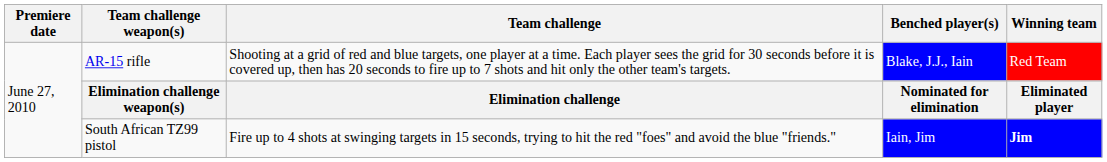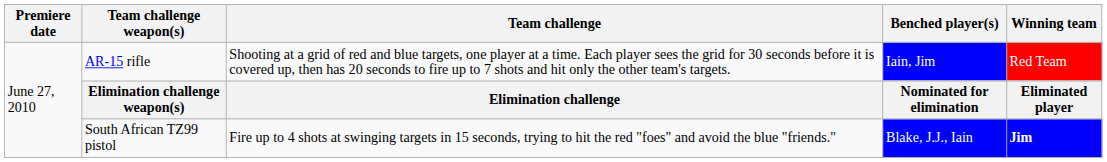(929, 61) Blake, J.J., Iain -> (911, 61) Iain, Jim
(911, 138) Iain, Jim -> (929, 138) Blake, J.J., Iain
